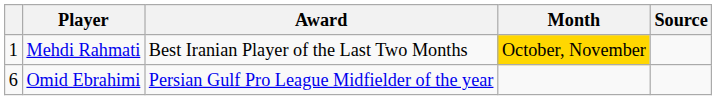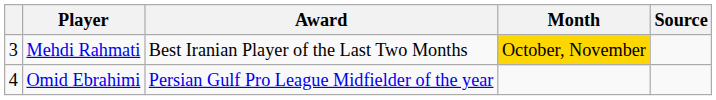(13, 49) 1 -> (13, 49) 3
(13, 79) 6 -> (13, 79) 4
